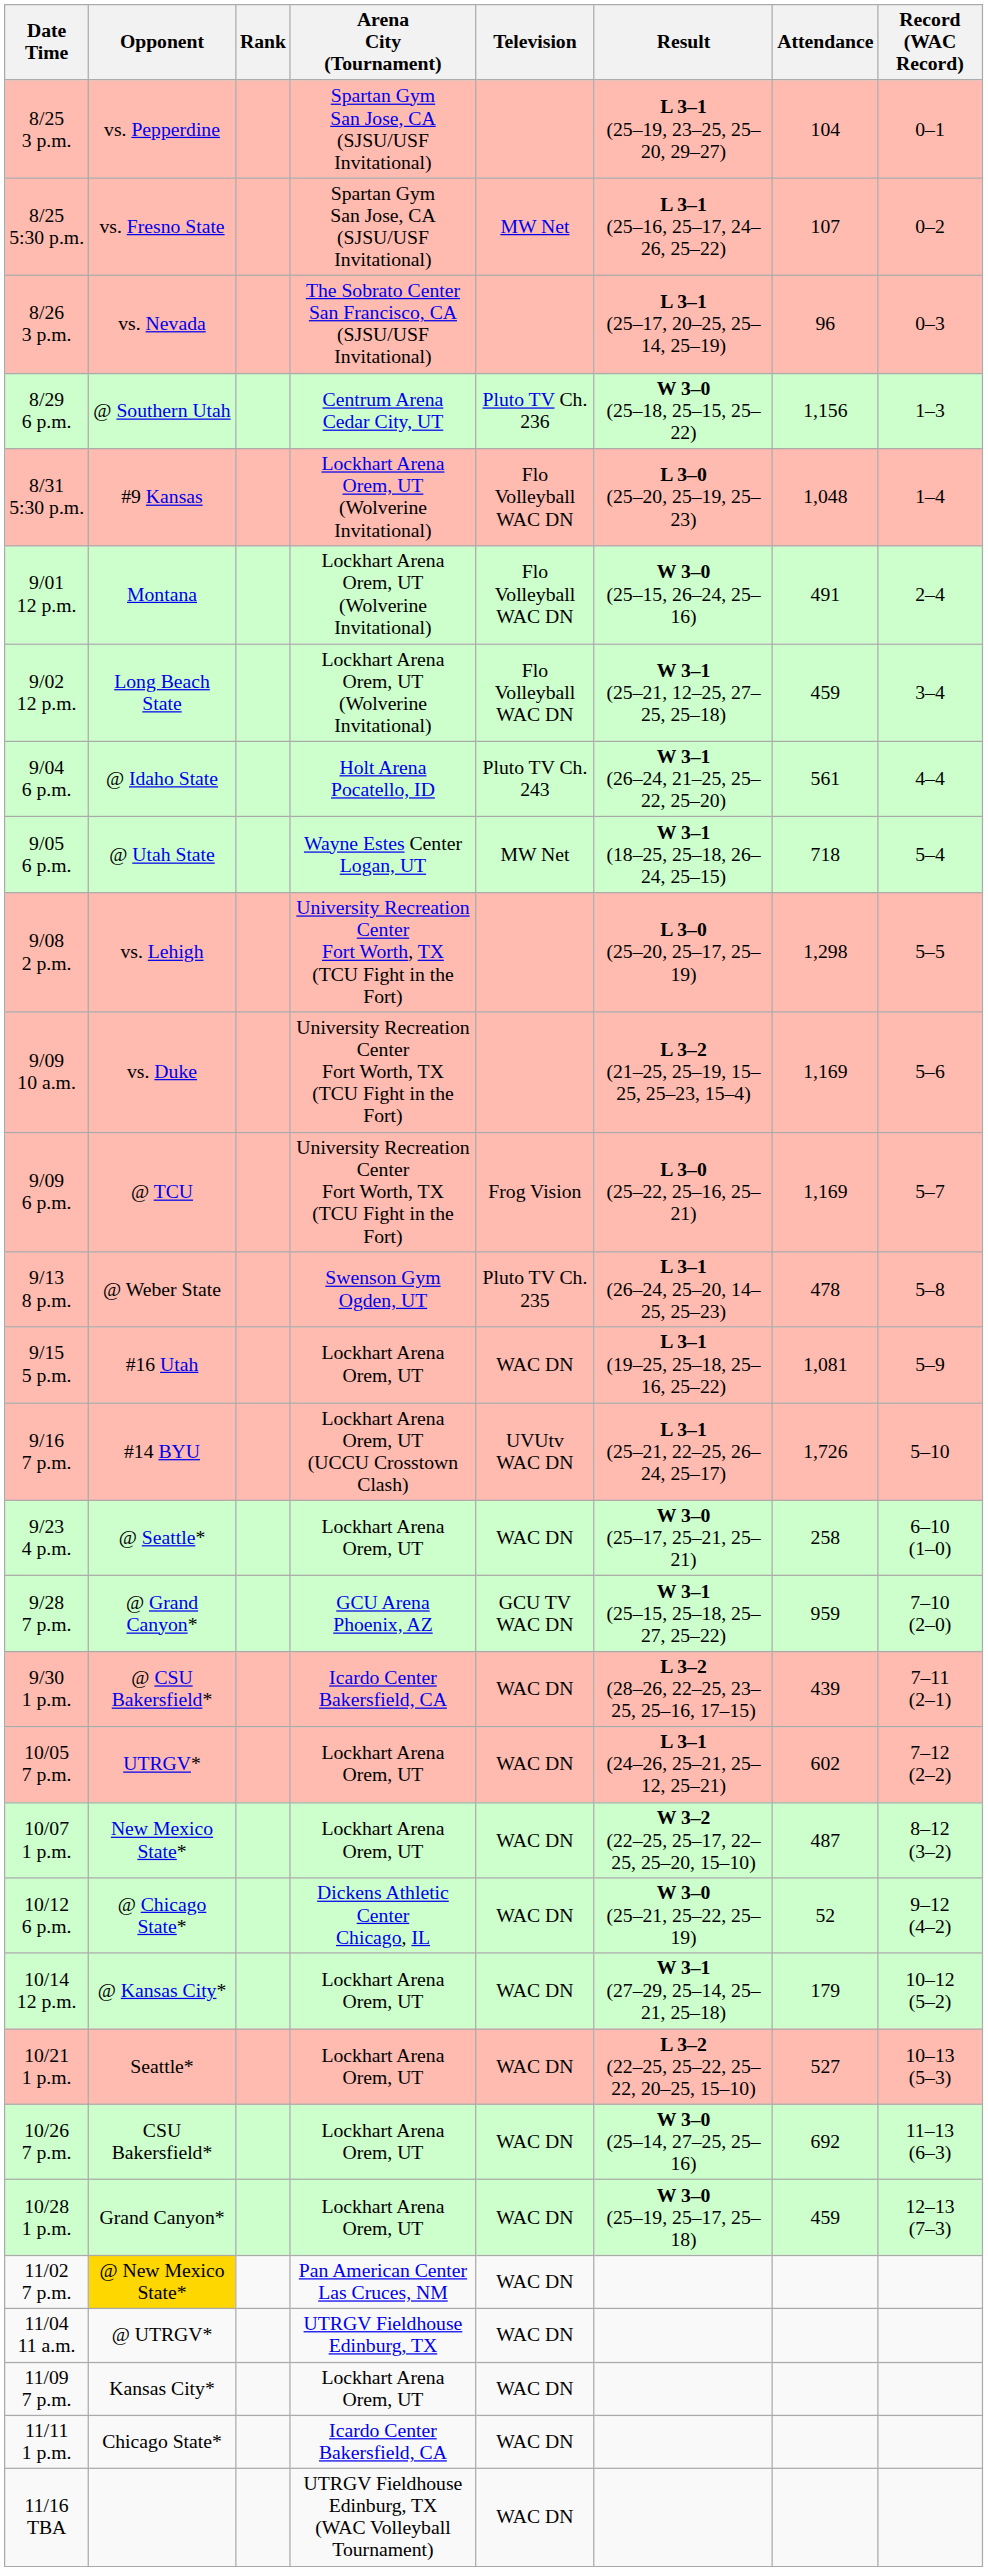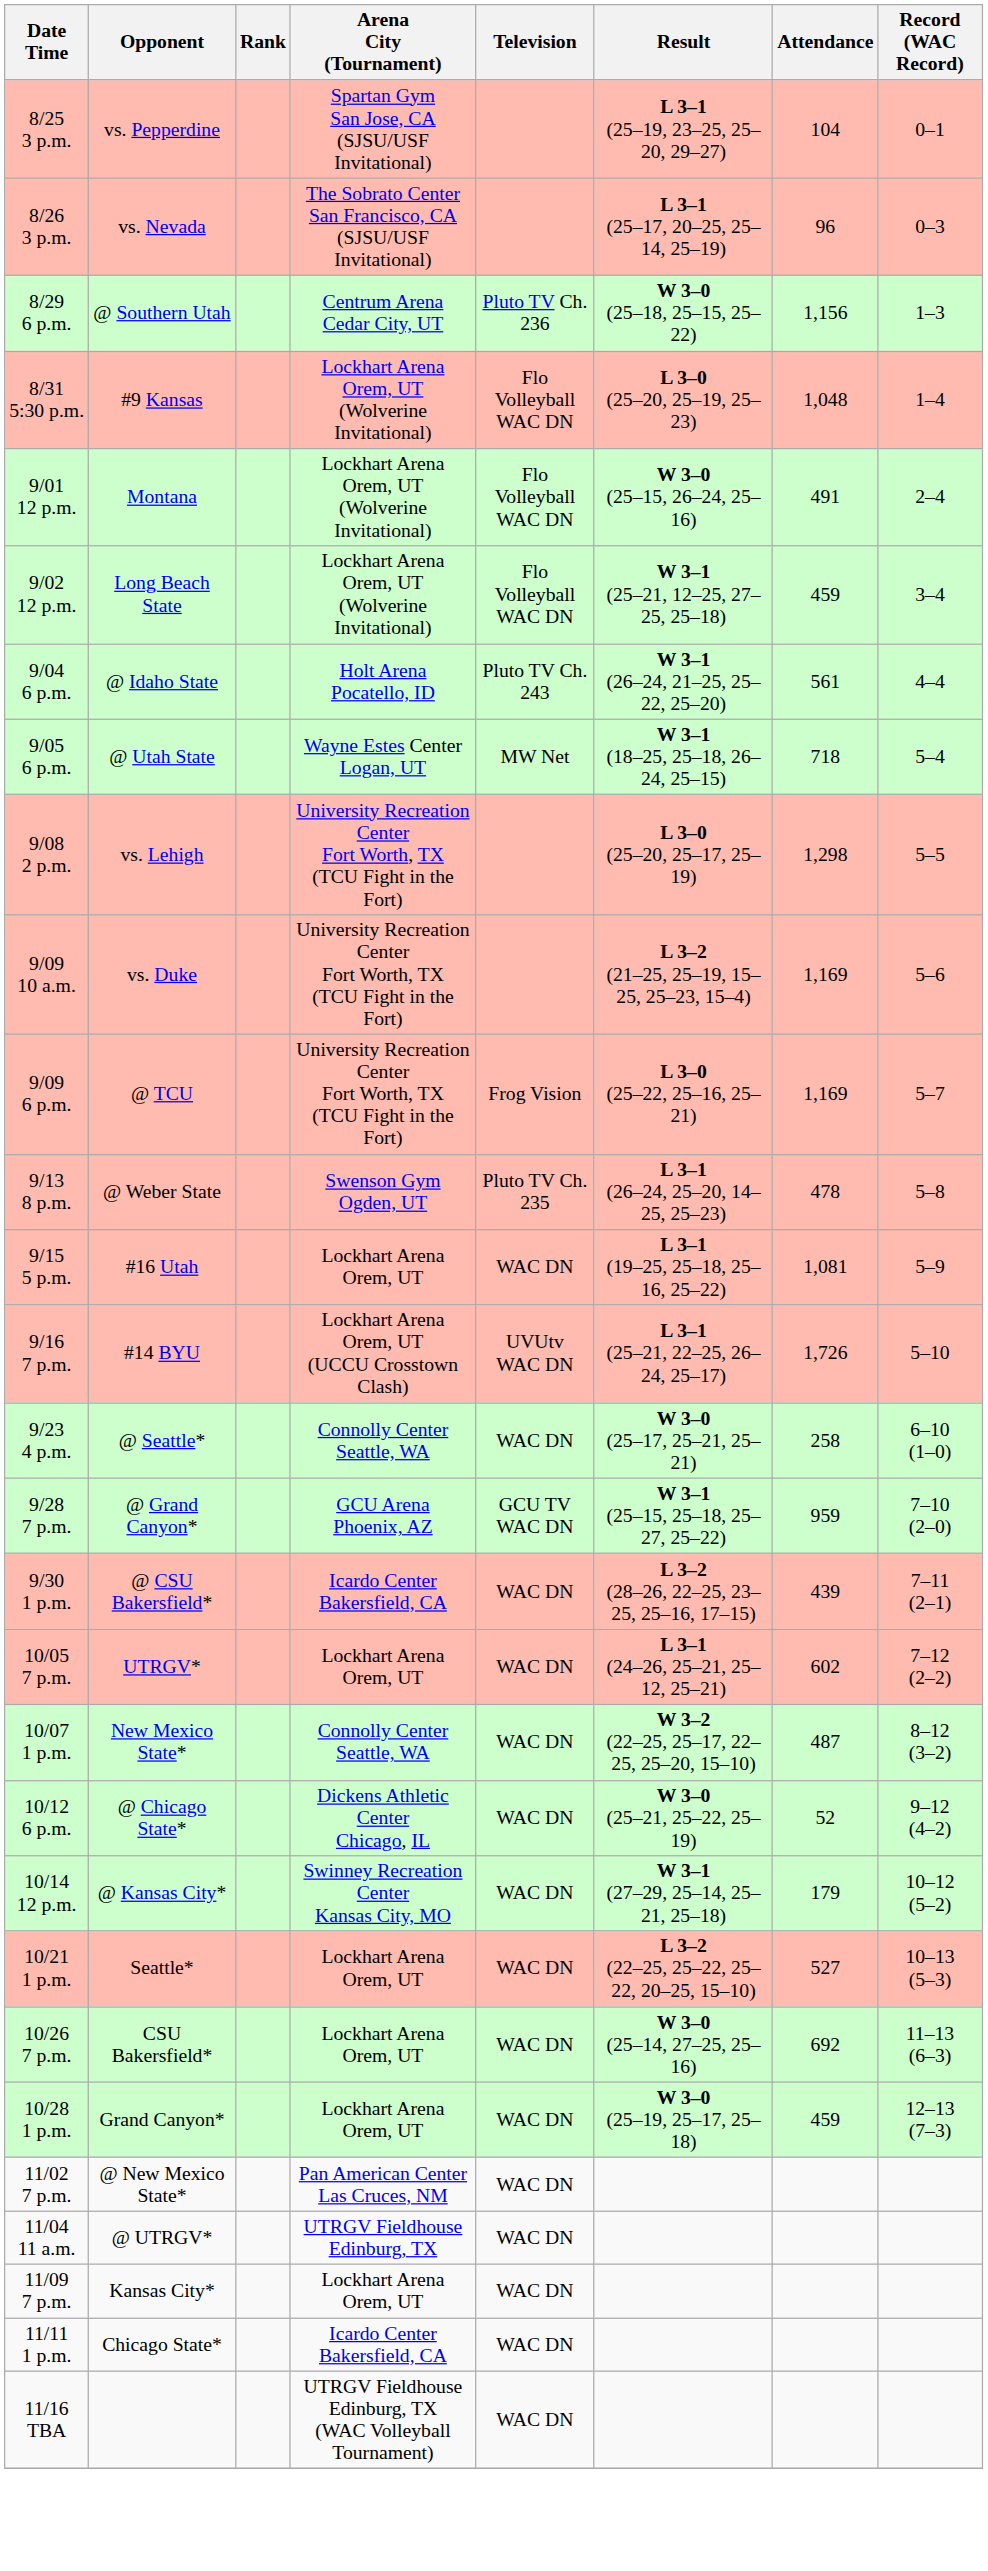- row: (47, 226)
(383, 1537) Lockhart Arena Orem, UT -> (383, 1440) Connolly Center Seattle, WA
(383, 1839) Lockhart Arena Orem, UT -> (383, 1742) Connolly Center Seattle, WA
(383, 1990) Lockhart Arena Orem, UT -> (383, 1893) Swinney Recreation Center Kansas City, MO
(162, 2281) gold background -> (162, 2184) no background
